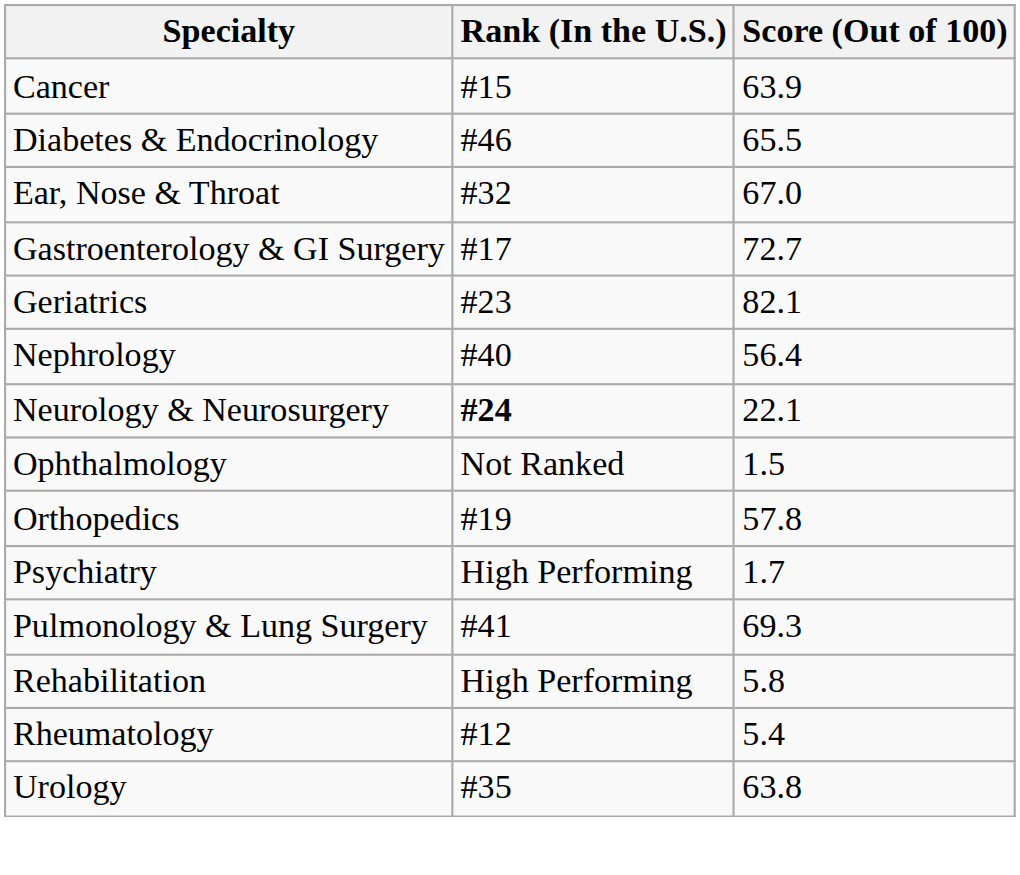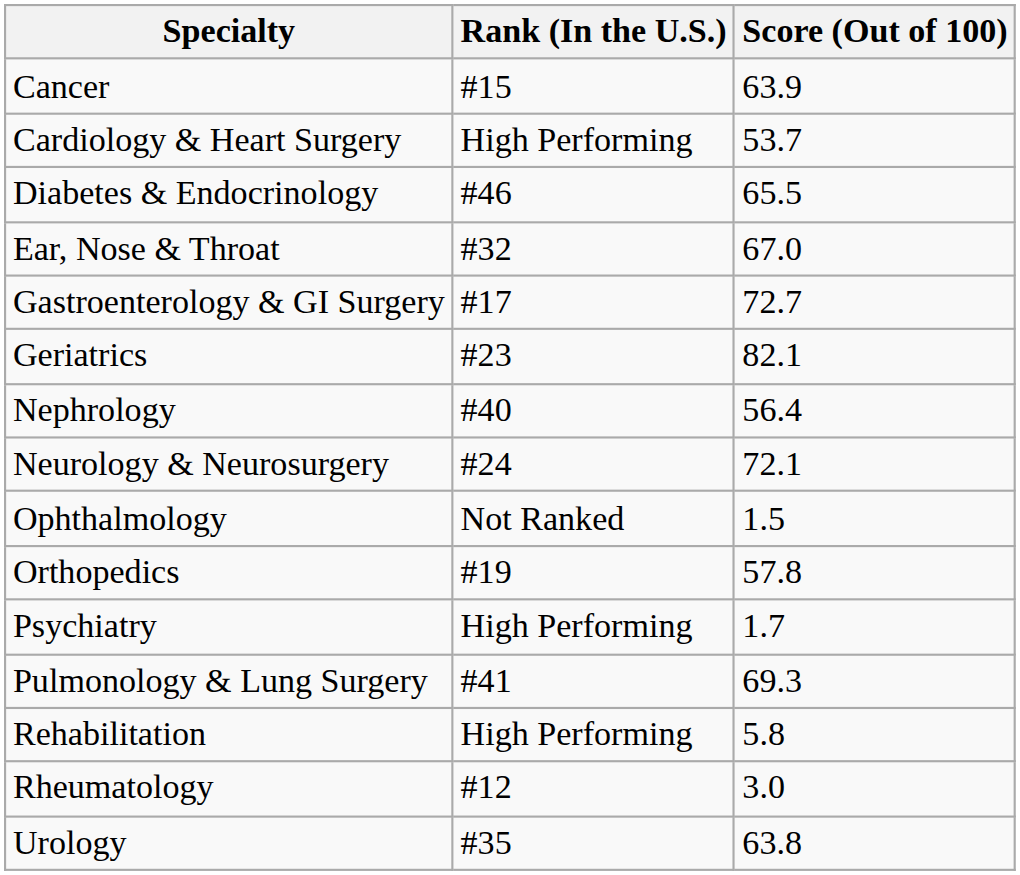+ row: (207, 139)
(486, 409) bold -> (486, 463) normal
(772, 409) 22.1 -> (772, 463) 72.1
(764, 734) 5.4 -> (764, 788) 3.0
